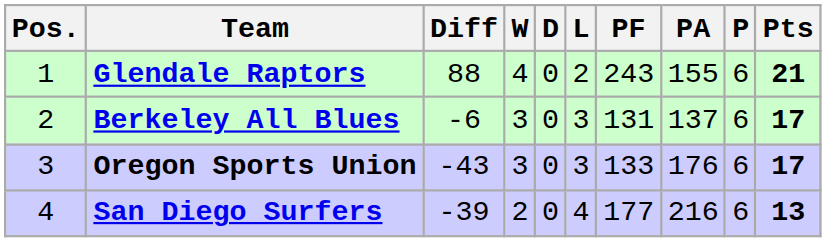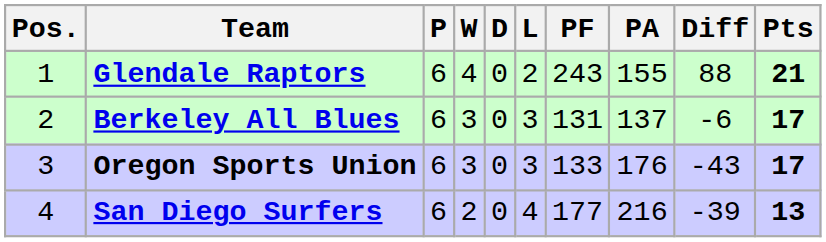columns swapped: (741, 28) <-> (464, 28)
